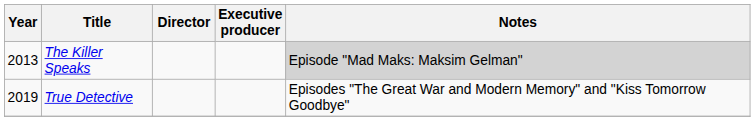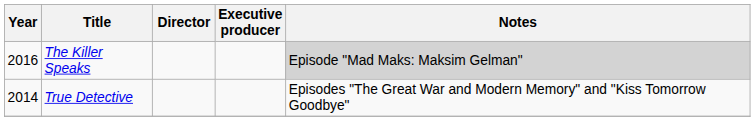(23, 60) 2013 -> (23, 60) 2016
(23, 97) 2019 -> (23, 97) 2014
